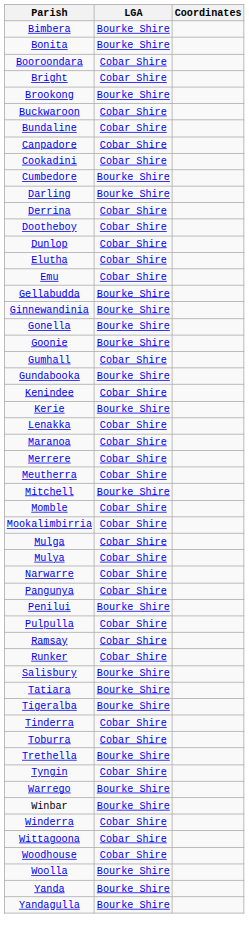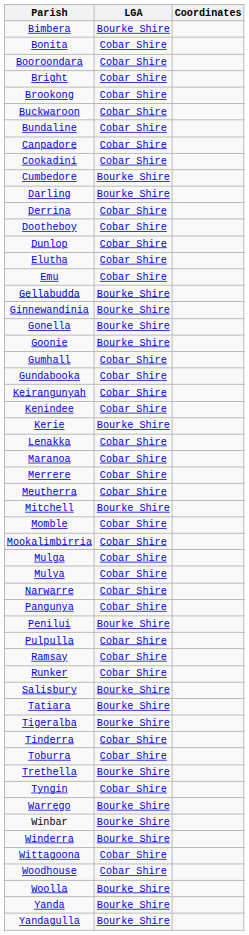(133, 46) Bourke Shire -> (133, 46) Cobar Shire
(133, 95) Bourke Shire -> (133, 95) Cobar Shire
(133, 376) Bourke Shire -> (133, 376) Cobar Shire
+ row: (49, 393)
(133, 822) Cobar Shire -> (133, 839) Bourke Shire
